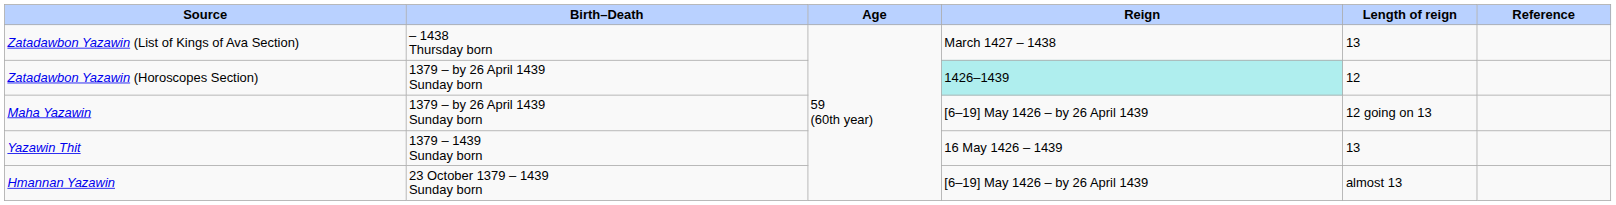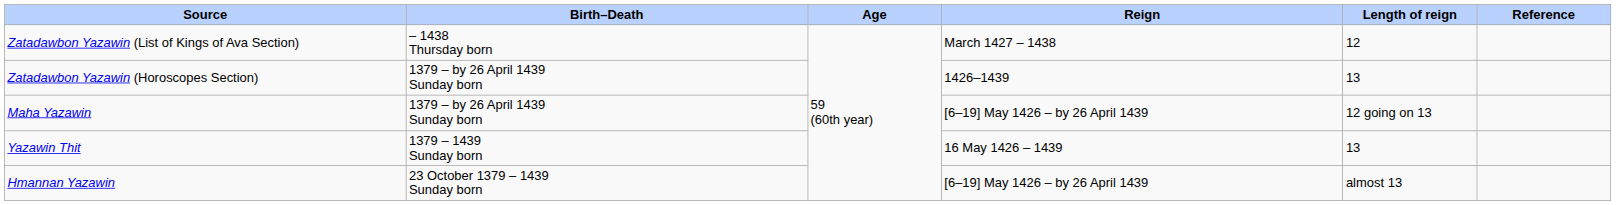(1353, 42) 13 -> (1353, 42) 12
(977, 77) paleturquoise background -> (977, 77) no background
(1353, 77) 12 -> (1353, 77) 13
